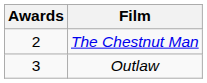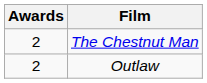(36, 66) 3 -> (36, 66) 2
